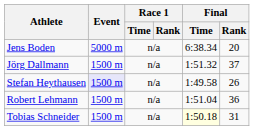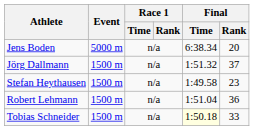(107, 82) lavender background -> (107, 82) no background
(234, 82) 26 -> (234, 82) 23
(234, 117) 31 -> (234, 117) 33
